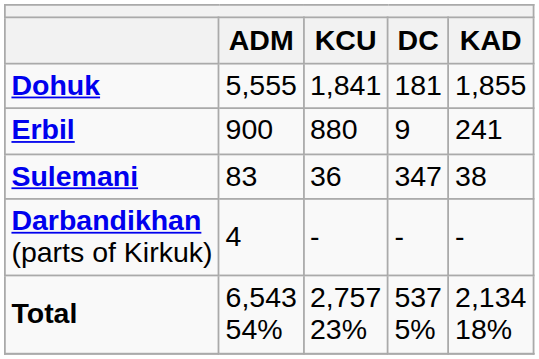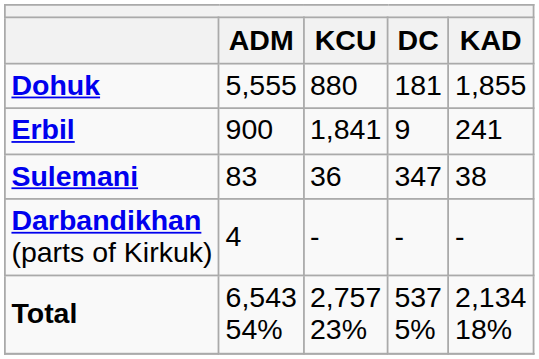(346, 85) 1,841 -> (334, 85) 880
(334, 130) 880 -> (346, 130) 1,841
